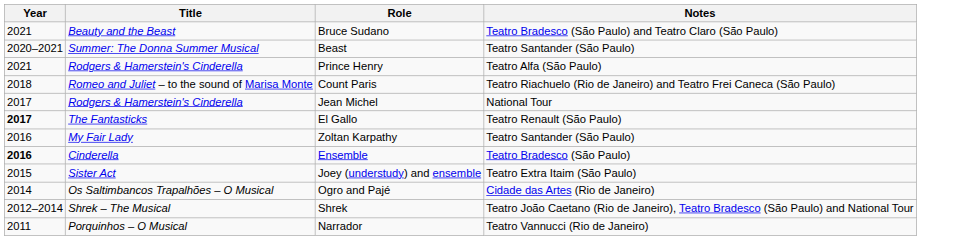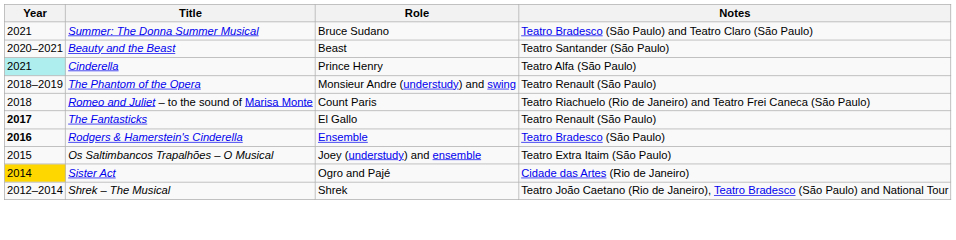(122, 31) Beauty and the Beast -> (163, 31) Summer: The Donna Summer Musical
(163, 48) Summer: The Donna Summer Musical -> (122, 48) Beauty and the Beast
(19, 66) no background -> (19, 66) paleturquoise background
(155, 66) Rodgers & Hamerstein's Cinderella -> (93, 66) Cinderella
+ row: (417, 84)
- row: (348, 102)
- row: (358, 137)
(93, 155) Cinderella -> (155, 137) Rodgers & Hamerstein's Cinderella
(92, 173) Sister Act -> (171, 155) Os Saltimbancos Trapalhões – O Musical
(19, 191) no background -> (19, 173) gold background
(171, 191) Os Saltimbancos Trapalhões – O Musical -> (92, 173) Sister Act
- row: (340, 226)
